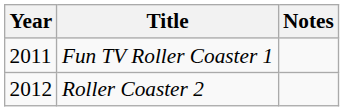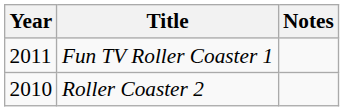(31, 88) 2012 -> (31, 88) 2010
